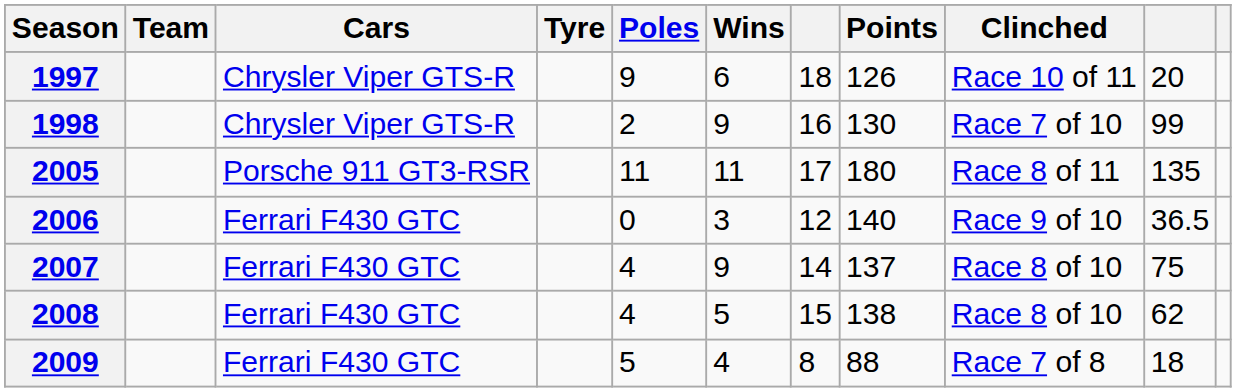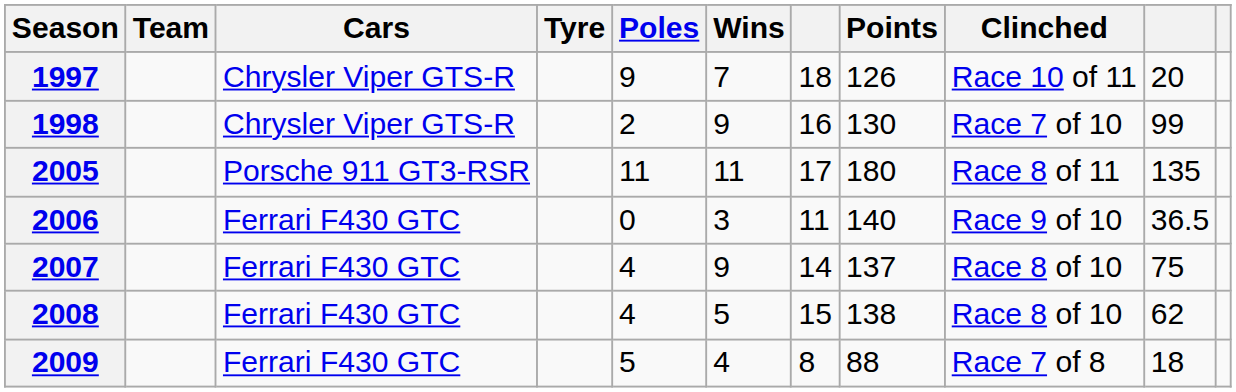(722, 76) 6 -> (722, 76) 7
(815, 219) 12 -> (814, 219) 11
